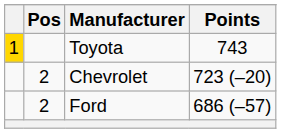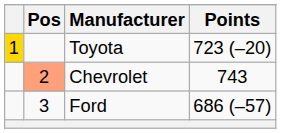(232, 48) 743 -> (232, 48) 723 (–20)
(44, 77) no background -> (44, 77) lightsalmon background
(232, 77) 723 (–20) -> (232, 77) 743
(44, 106) 2 -> (44, 106) 3
